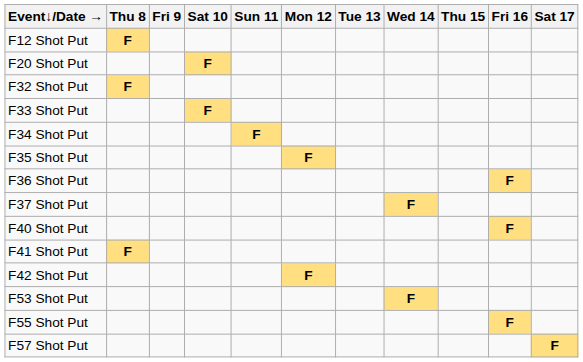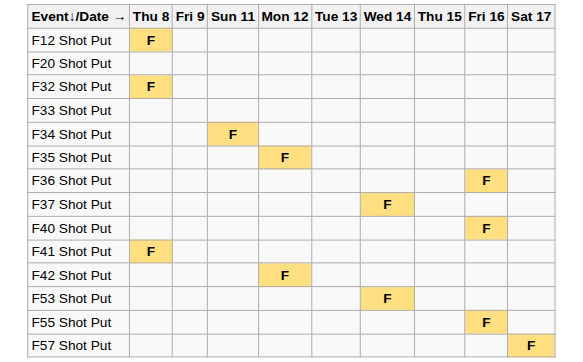- column: (208, 16)
